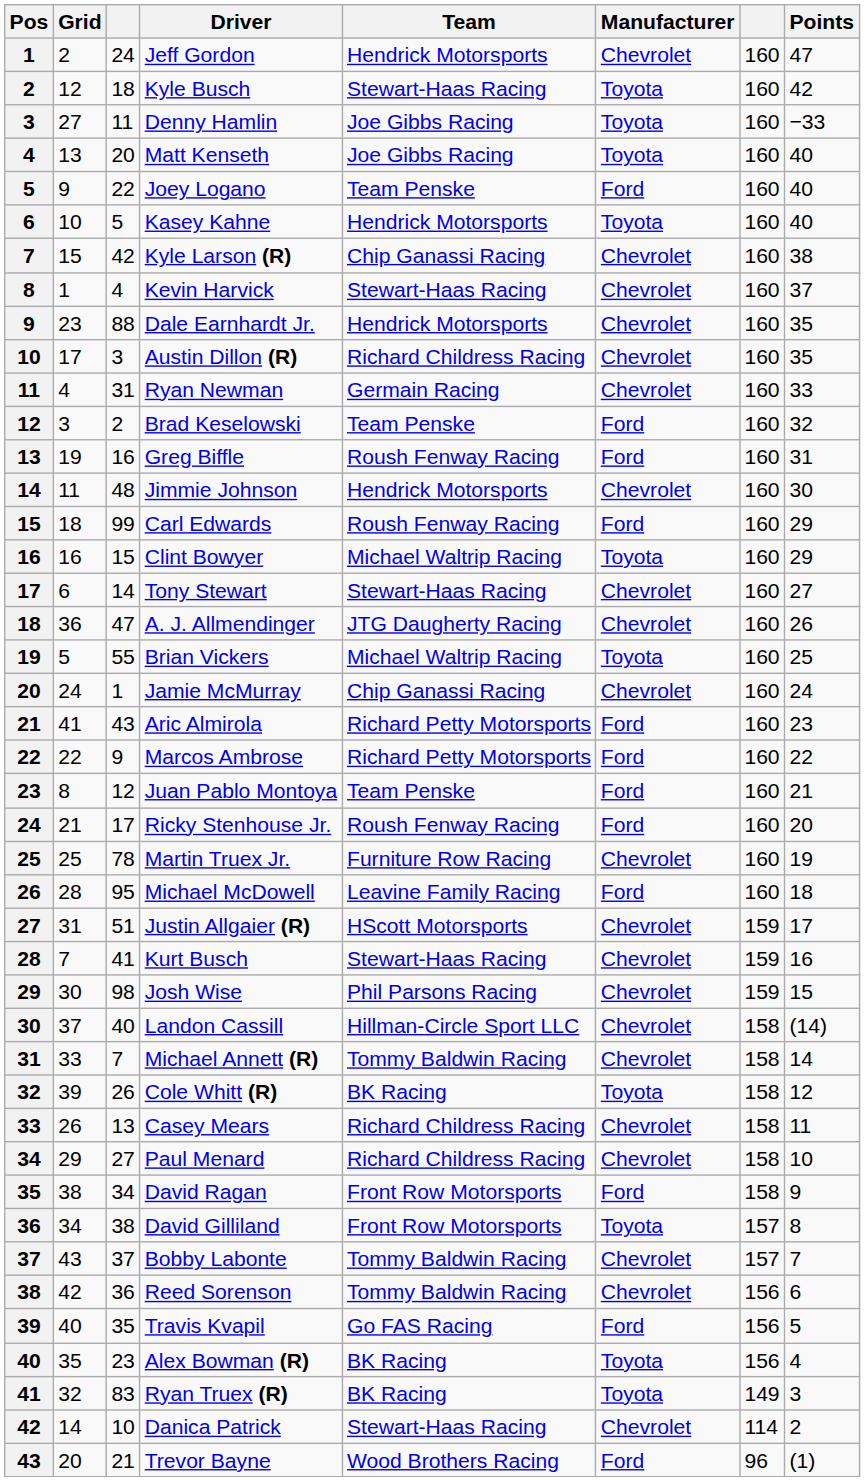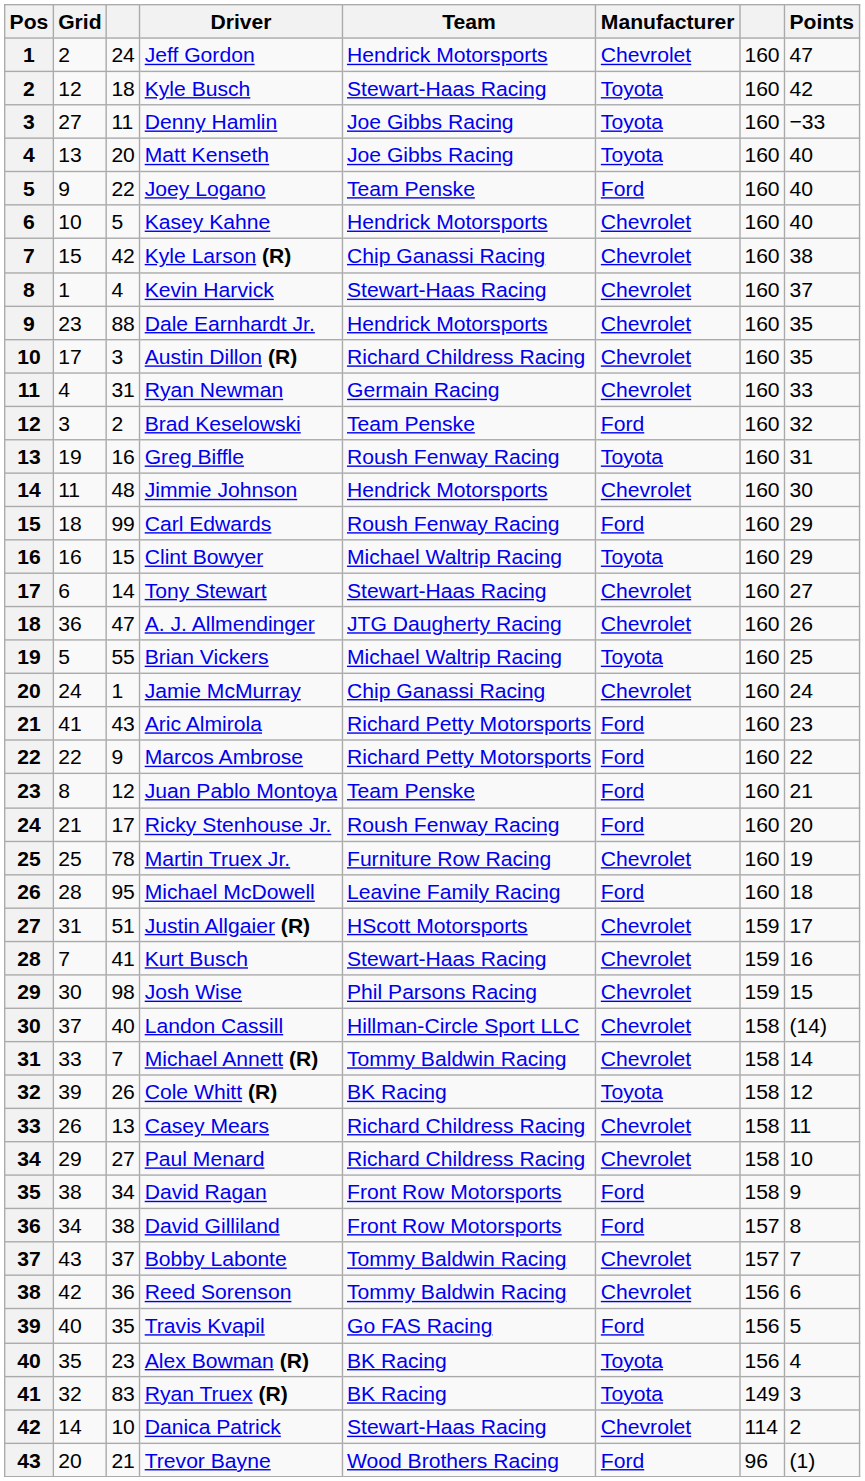(632, 222) Toyota -> (646, 222) Chevrolet
(623, 456) Ford -> (632, 456) Toyota
(632, 1226) Toyota -> (623, 1226) Ford
